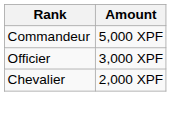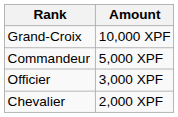+ row: (45, 36)
